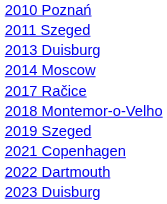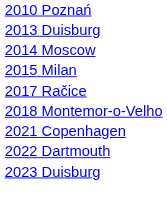- row: (48, 30)
+ row: (41, 70)
- row: (48, 131)
